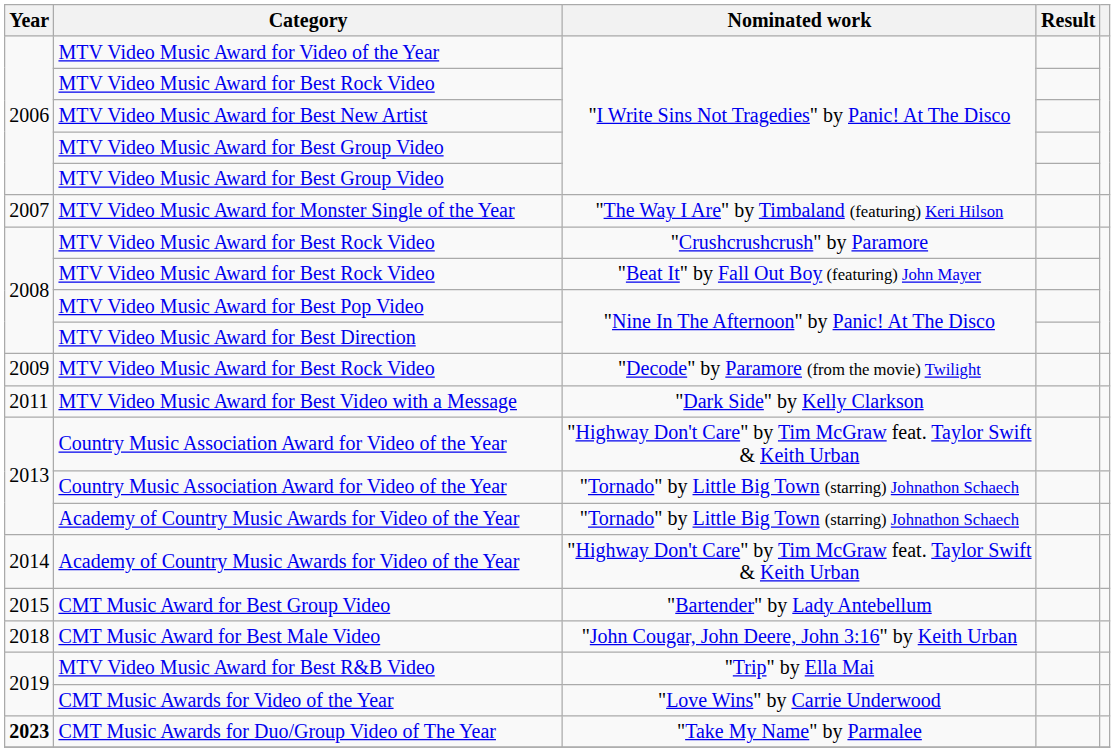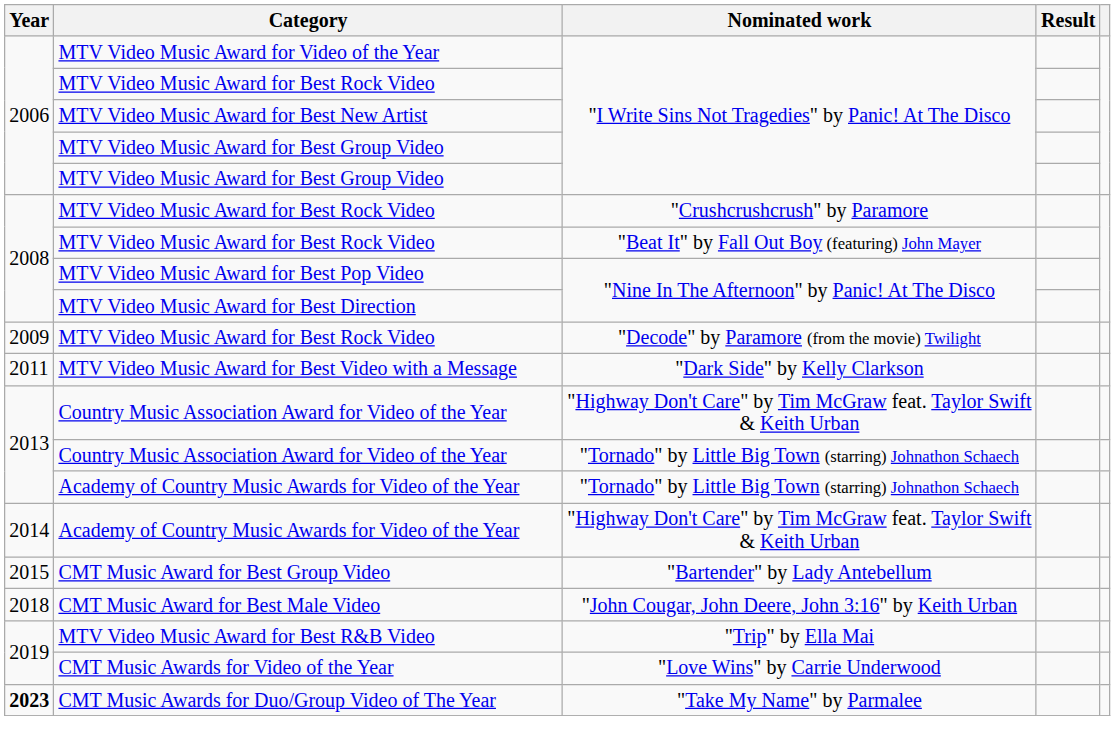- row: (287, 210)
